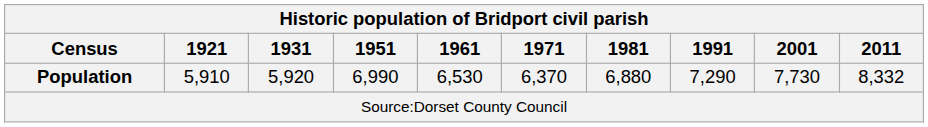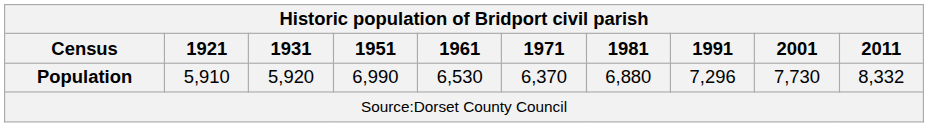(713, 77) 7,290 -> (713, 77) 7,296
